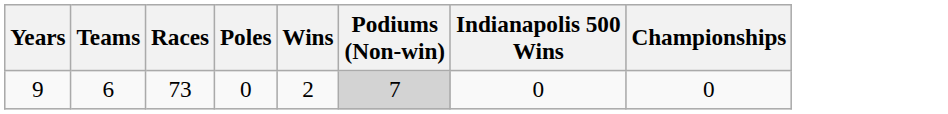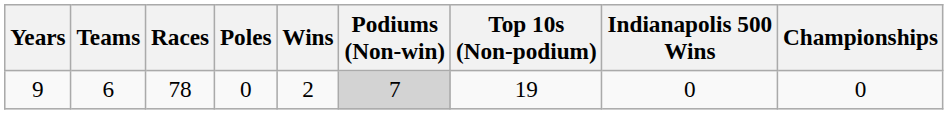+ column: (526, 37)
(180, 89) 73 -> (180, 89) 78
